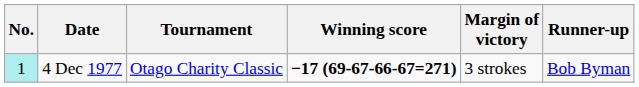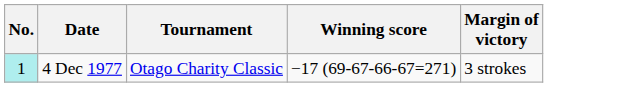- column: (589, 29)
(374, 68) bold -> (374, 68) normal
